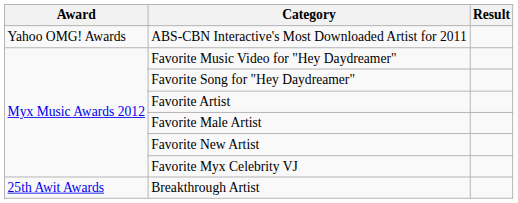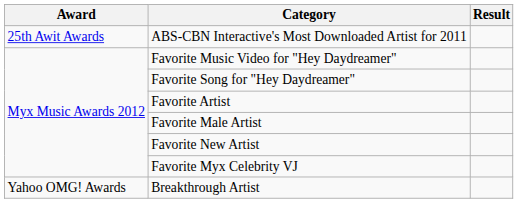(67, 36) Yahoo OMG! Awards -> (56, 36) 25th Awit Awards
(56, 187) 25th Awit Awards -> (67, 187) Yahoo OMG! Awards
